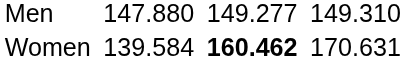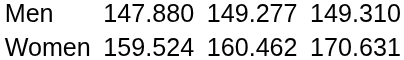(149, 48) 139.584 -> (149, 48) 159.524
(252, 48) bold -> (252, 48) normal
